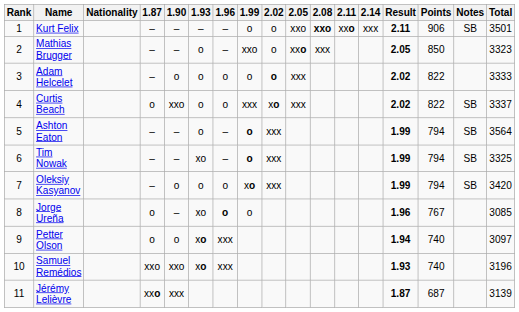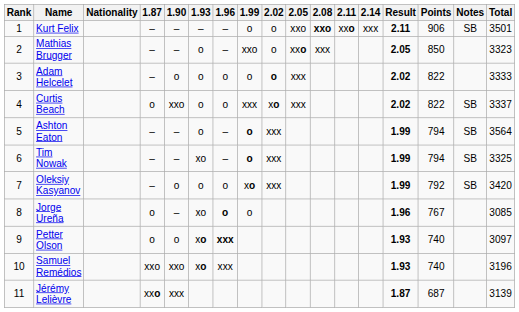(436, 186) 794 -> (436, 186) 792
(225, 240) normal -> (225, 240) bold
(401, 240) 1.94 -> (401, 240) 1.93
